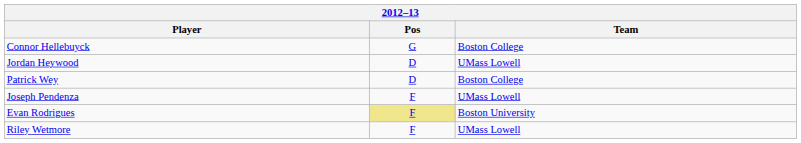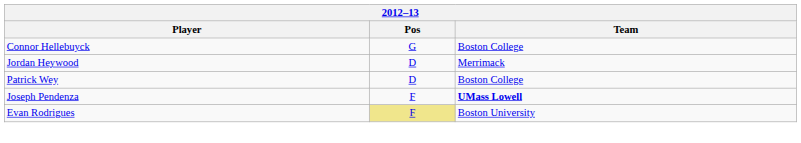(489, 63) UMass Lowell -> (481, 63) Merrimack
(489, 96) normal -> (490, 96) bold
- row: (39, 130)
